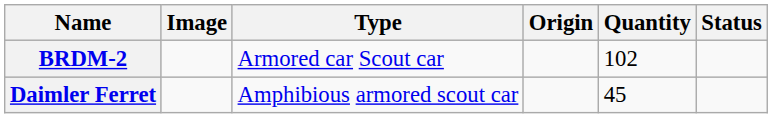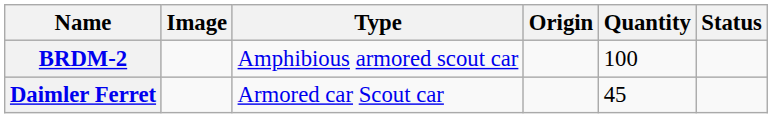(341, 58) Armored car Scout car -> (378, 58) Amphibious armored scout car
(621, 58) 102 -> (621, 58) 100
(378, 94) Amphibious armored scout car -> (341, 94) Armored car Scout car
